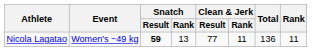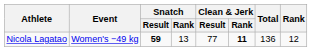(242, 40) normal -> (242, 40) bold
(294, 40) 11 -> (294, 40) 12
